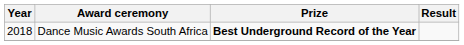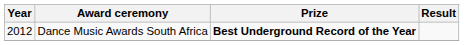(20, 31) 2018 -> (20, 31) 2012
